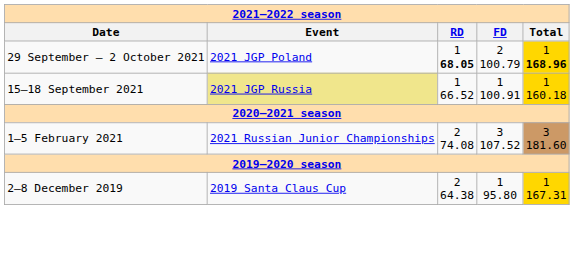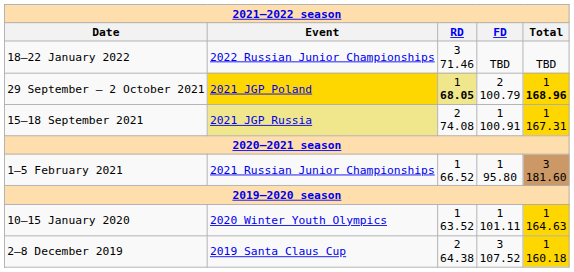+ row: (68, 57)
(261, 57) no background -> (261, 89) gold background
(457, 57) no background -> (457, 89) khaki background
(457, 89) 1 66.52 -> (457, 120) 2 74.08
(546, 89) 1 160.18 -> (546, 120) 1 167.31
(457, 138) 2 74.08 -> (457, 170) 1 66.52
(500, 138) 3 107.52 -> (500, 170) 1 95.80
+ row: (68, 220)
(500, 188) 1 95.80 -> (500, 251) 3 107.52
(546, 188) 1 167.31 -> (546, 251) 1 160.18
